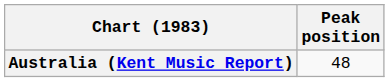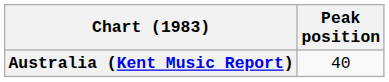(341, 64) 48 -> (341, 64) 40
